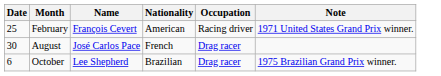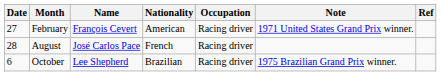+ column: (426, 12)
(12, 28) 25 -> (12, 28) 27
(12, 45) 30 -> (12, 45) 28
(219, 45) Drag racer -> (225, 45) Racing driver
(219, 62) Drag racer -> (225, 62) Racing driver
